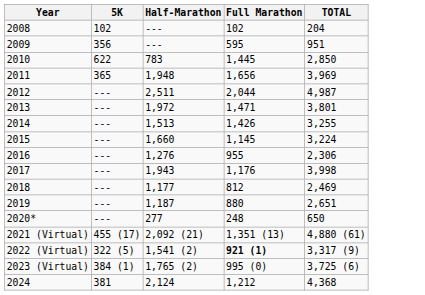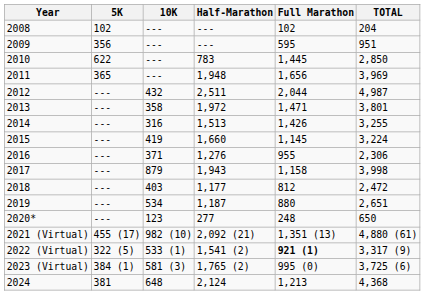+ column: (169, 12)
(241, 171) 1,176 -> (292, 171) 1,158
(322, 187) 2,469 -> (373, 187) 2,472
(241, 282) 1,212 -> (292, 282) 1,213
